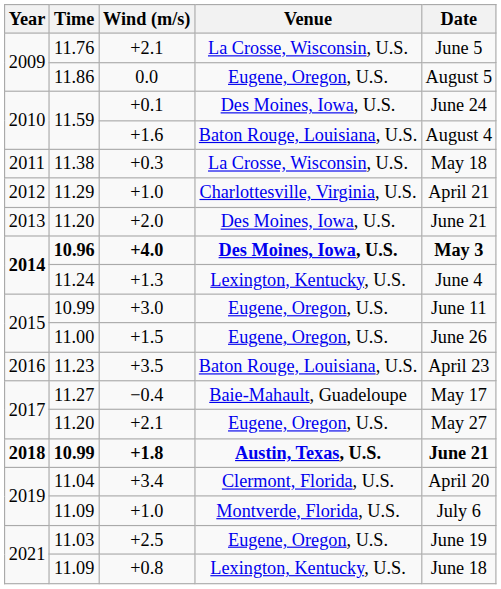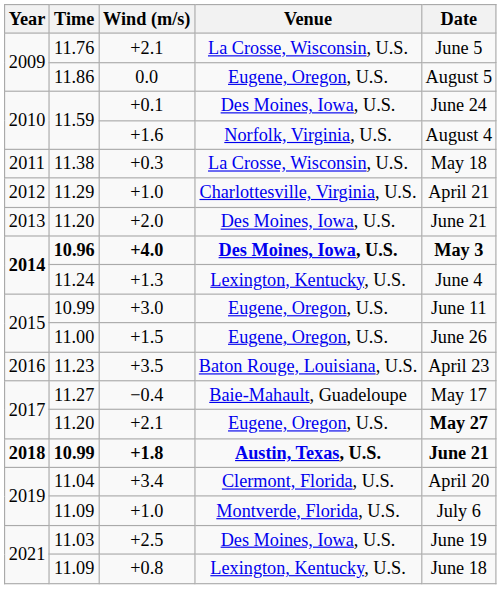(308, 134) Baton Rouge, Louisiana, U.S. -> (308, 134) Norfolk, Virginia, U.S.
(459, 423) normal -> (459, 423) bold
(308, 539) Eugene, Oregon, U.S. -> (308, 539) Des Moines, Iowa, U.S.
